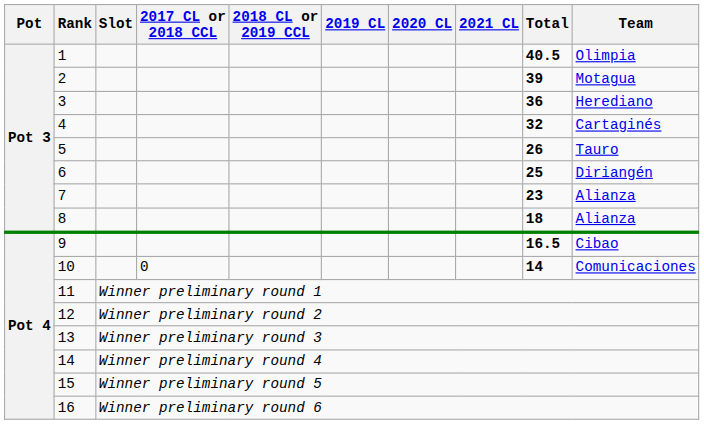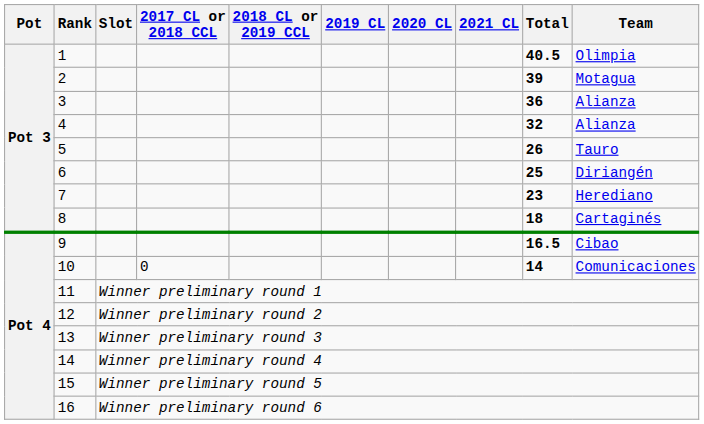(614, 103) Herediano -> (606, 103) Alianza
(618, 126) Cartaginés -> (606, 126) Alianza
(606, 196) Alianza -> (614, 196) Herediano
(606, 219) Alianza -> (618, 219) Cartaginés
